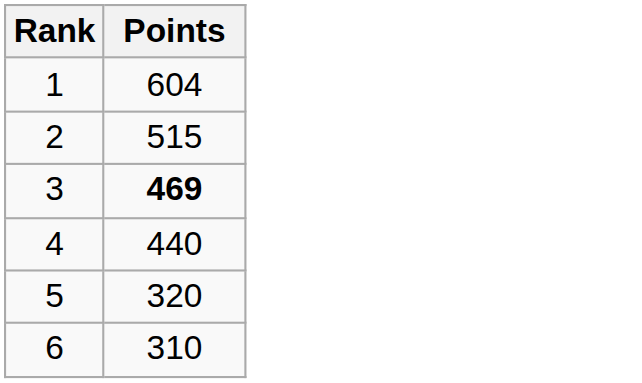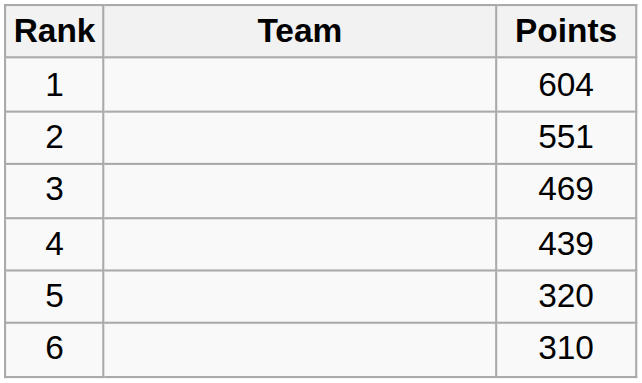+ column: (300, 31)
(174, 137) 515 -> (566, 137) 551
(174, 190) bold -> (566, 190) normal
(174, 243) 440 -> (566, 243) 439
